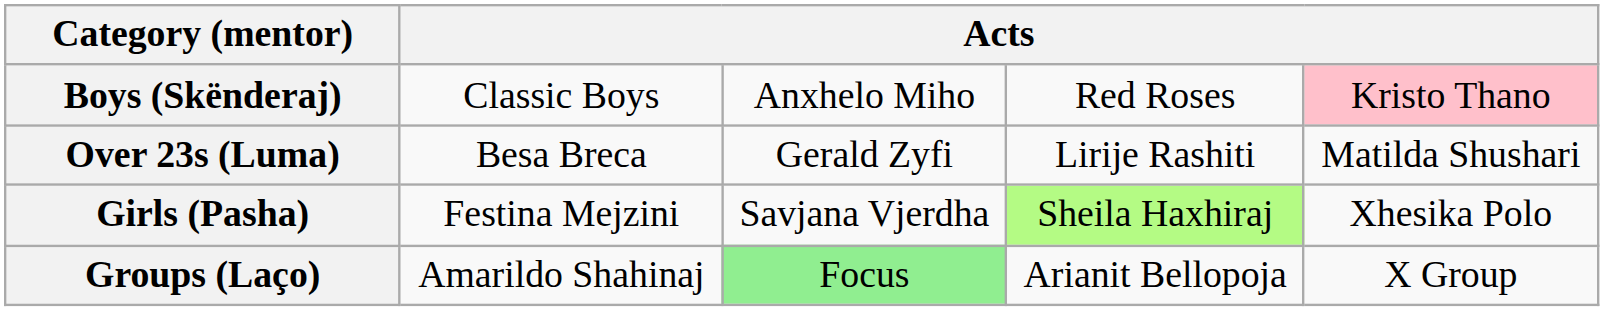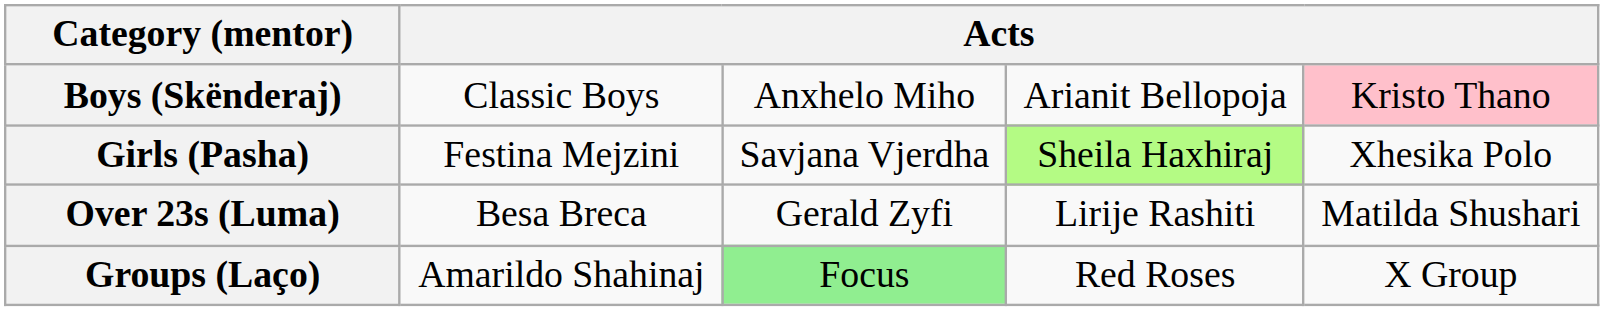(1155, 94) Red Roses -> (1155, 94) Arianit Bellopoja
rows swapped: (203, 214) <-> (203, 154)
(1155, 273) Arianit Bellopoja -> (1155, 273) Red Roses
